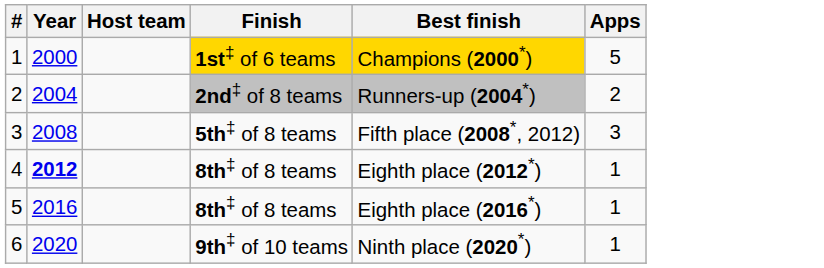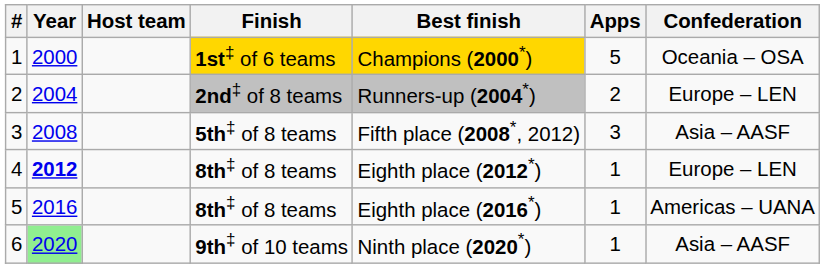+ column: (733, 21)
(55, 245) no background -> (55, 245) lightgreen background
